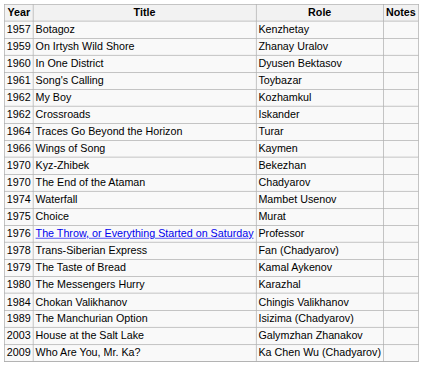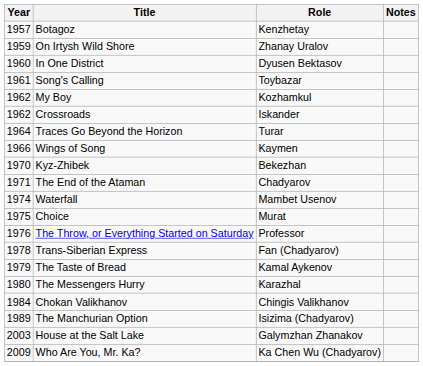(19, 183) 1970 -> (19, 183) 1971
